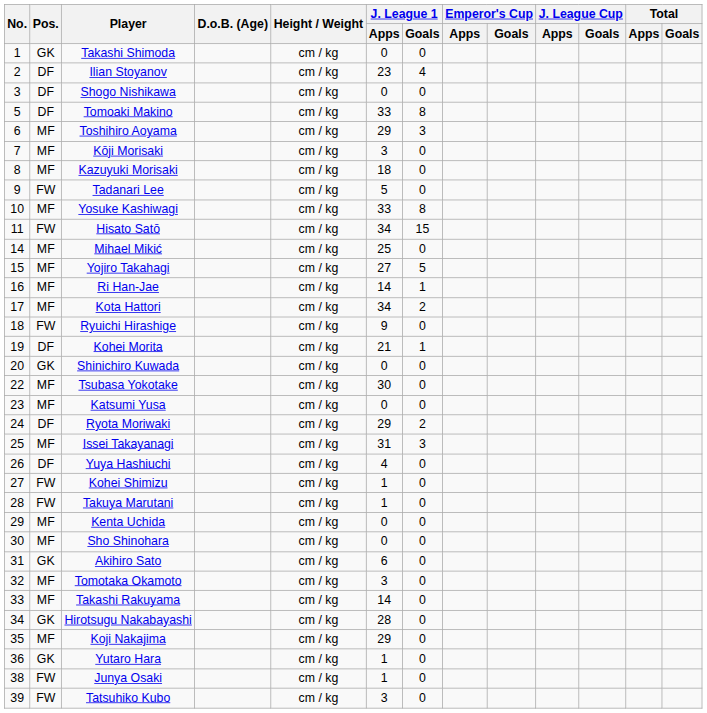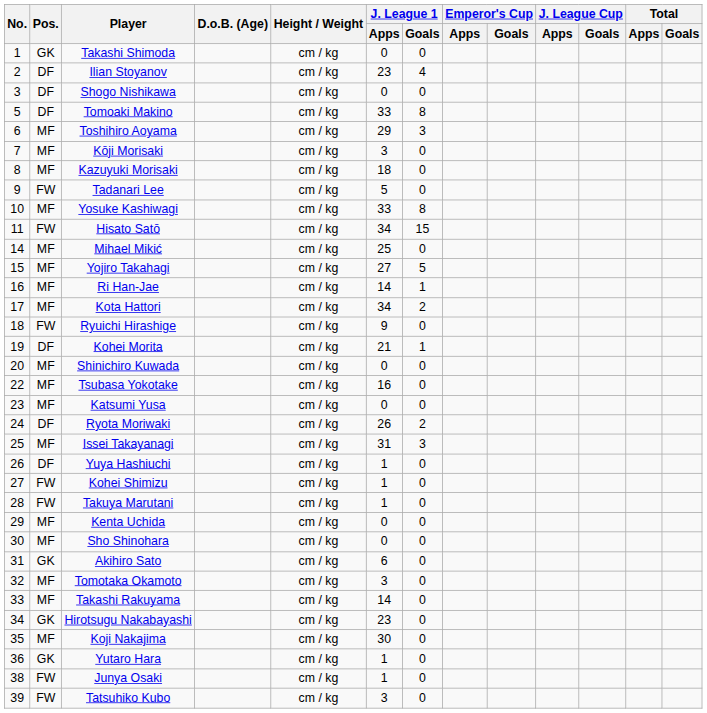(46, 365) GK -> (46, 365) MF
(384, 385) 30 -> (384, 385) 16
(384, 424) 29 -> (384, 424) 26
(384, 463) 4 -> (384, 463) 1
(384, 619) 28 -> (384, 619) 23
(384, 639) 29 -> (384, 639) 30
